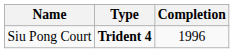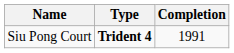(192, 36) 1996 -> (192, 36) 1991
